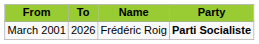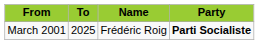(83, 30) 2026 -> (83, 30) 2025
